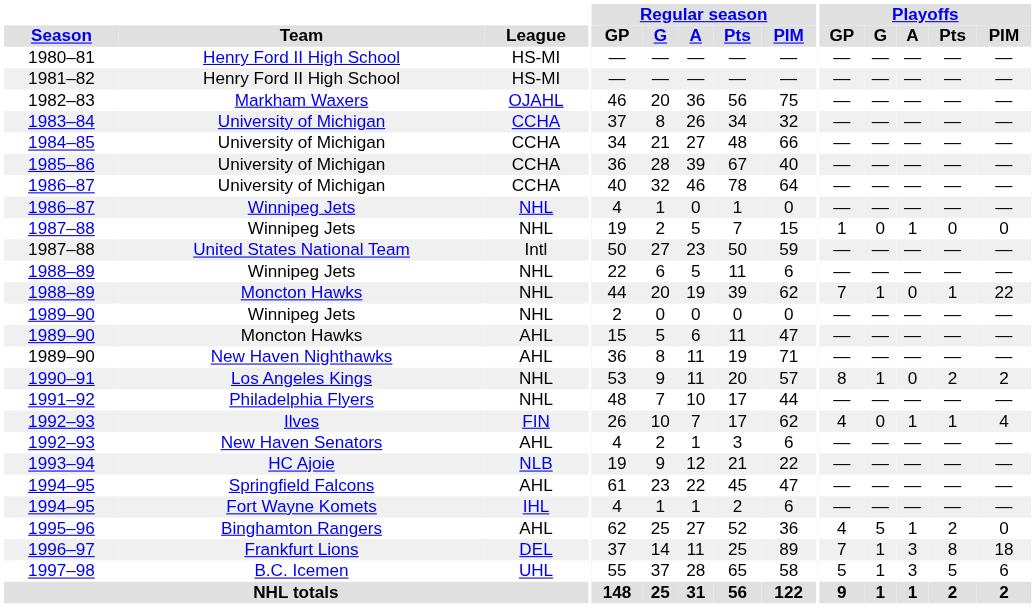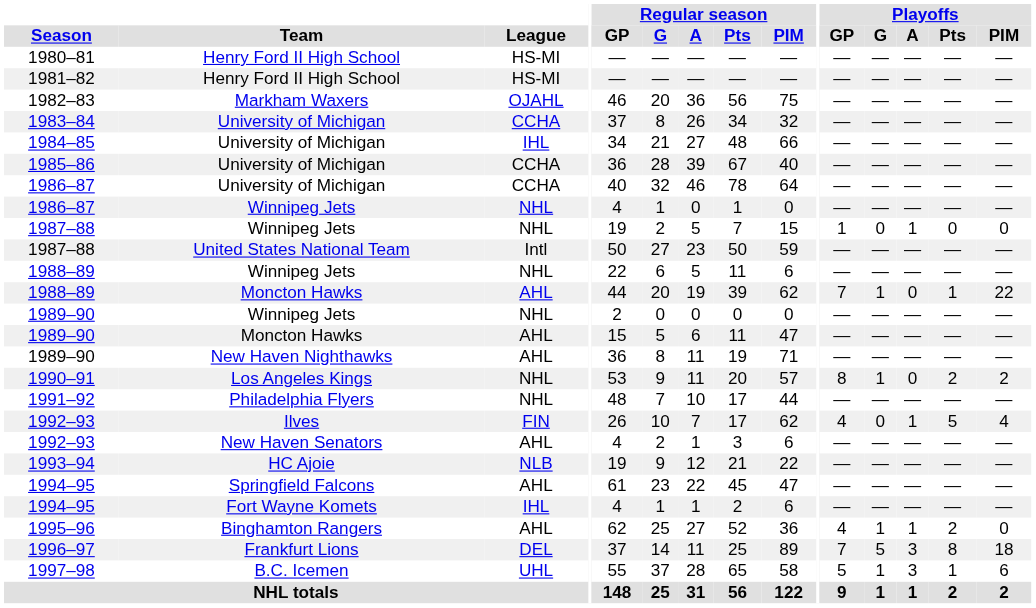(536, 143) CCHA -> (536, 143) IHL
(536, 292) NHL -> (536, 292) AHL
(953, 421) 1 -> (953, 421) 5
(880, 528) 5 -> (880, 528) 1
(880, 549) 1 -> (880, 549) 5
(953, 571) 5 -> (953, 571) 1
